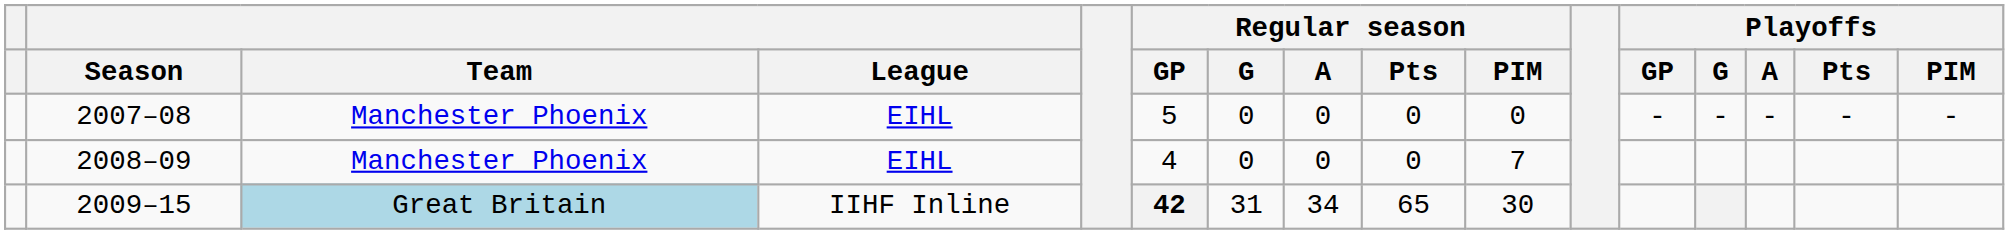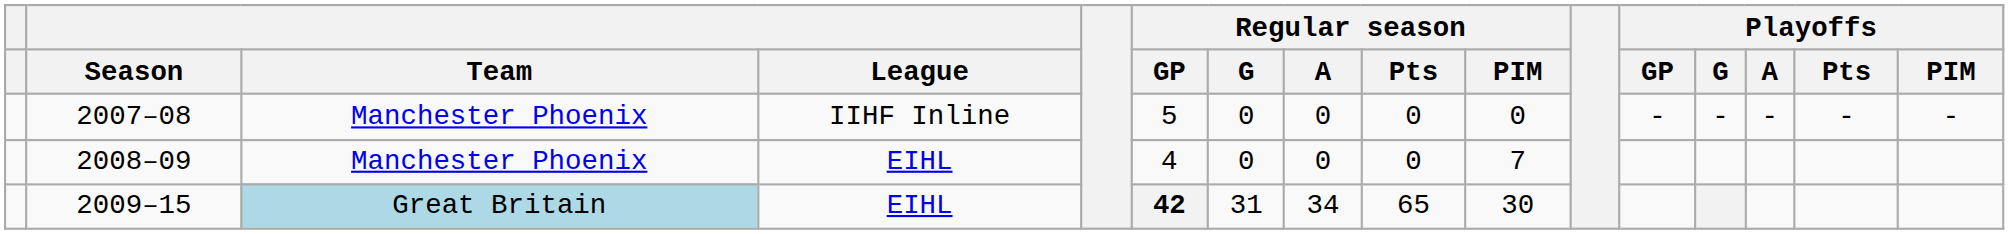(920, 117) EIHL -> (920, 117) IIHF Inline
(920, 206) IIHF Inline -> (920, 206) EIHL
